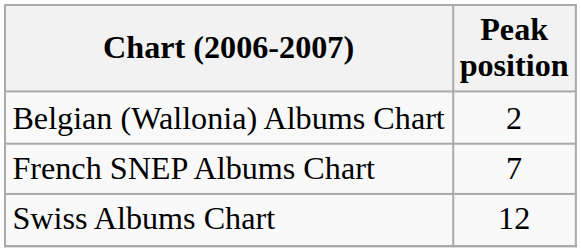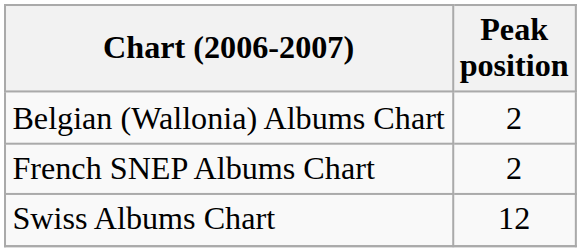(514, 168) 7 -> (514, 168) 2
